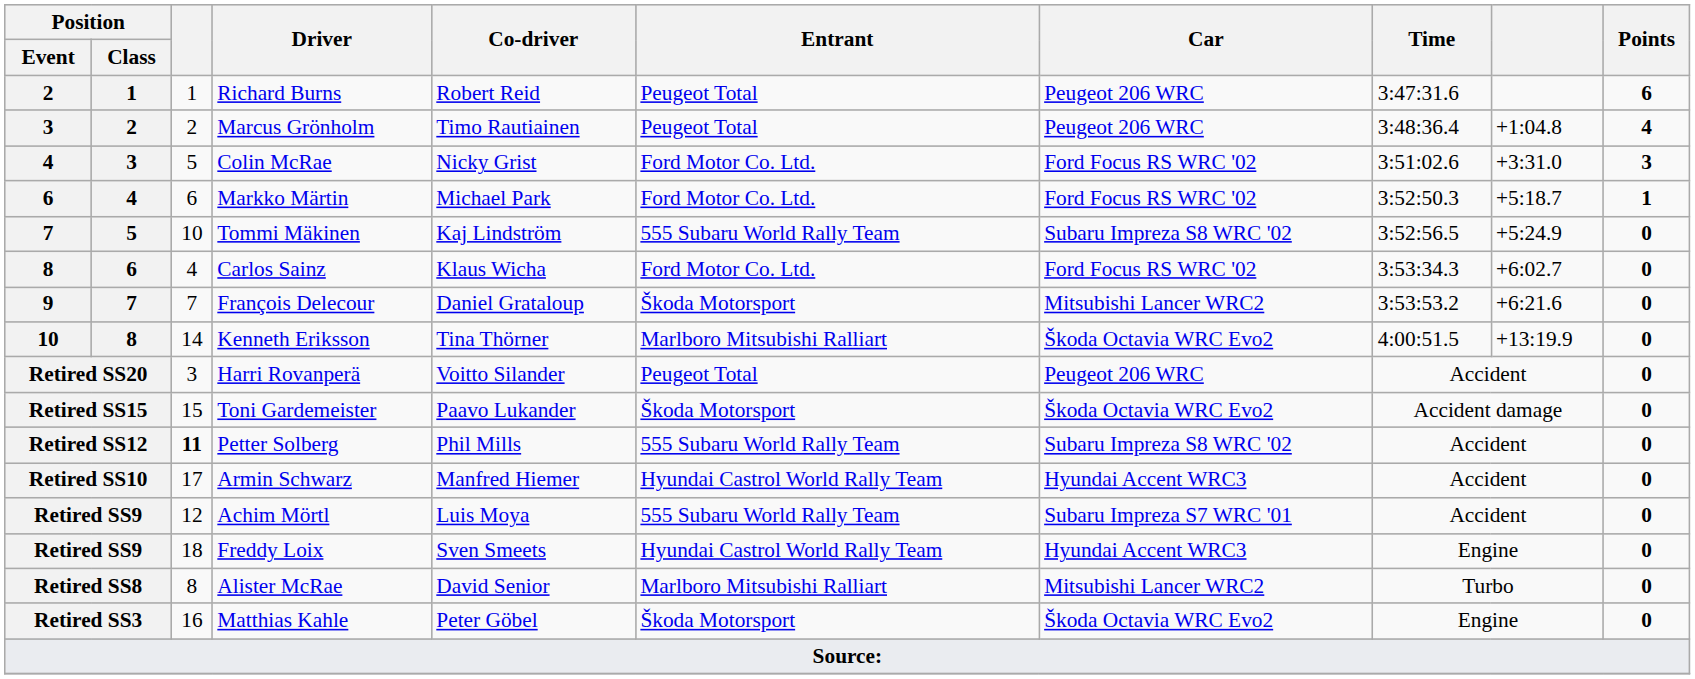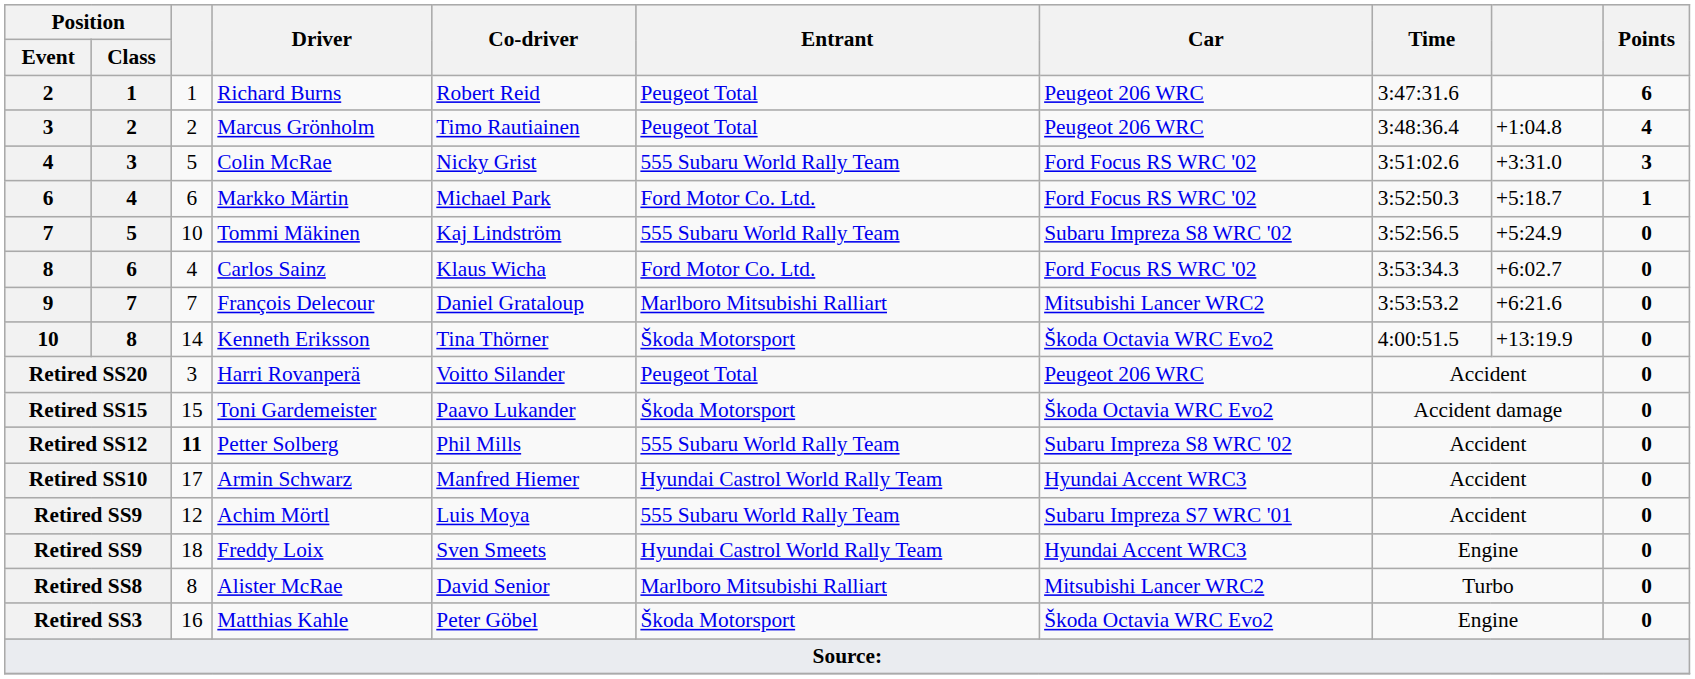(728, 162) Ford Motor Co. Ltd. -> (770, 162) 555 Subaru World Rally Team
(718, 303) Škoda Motorsport -> (764, 303) Marlboro Mitsubishi Ralliart
(764, 338) Marlboro Mitsubishi Ralliart -> (718, 338) Škoda Motorsport
